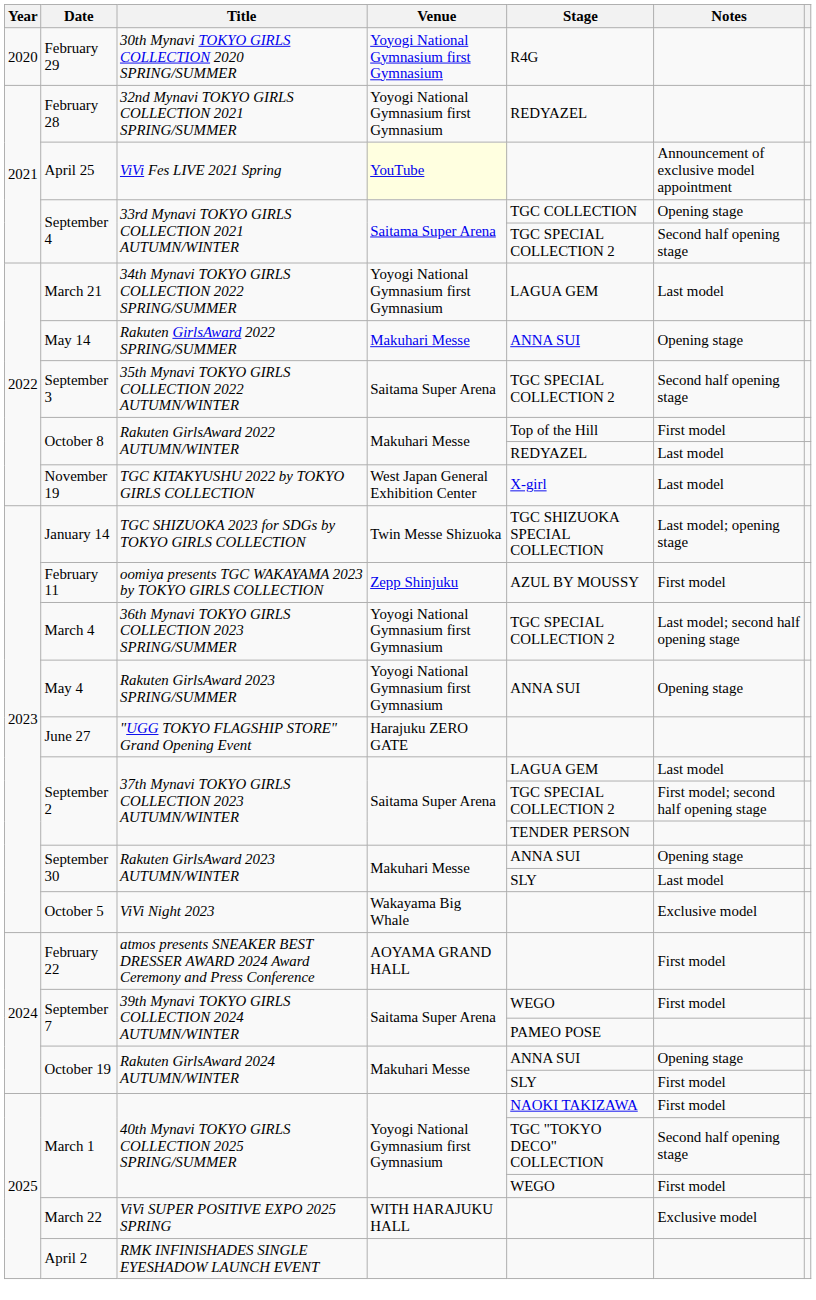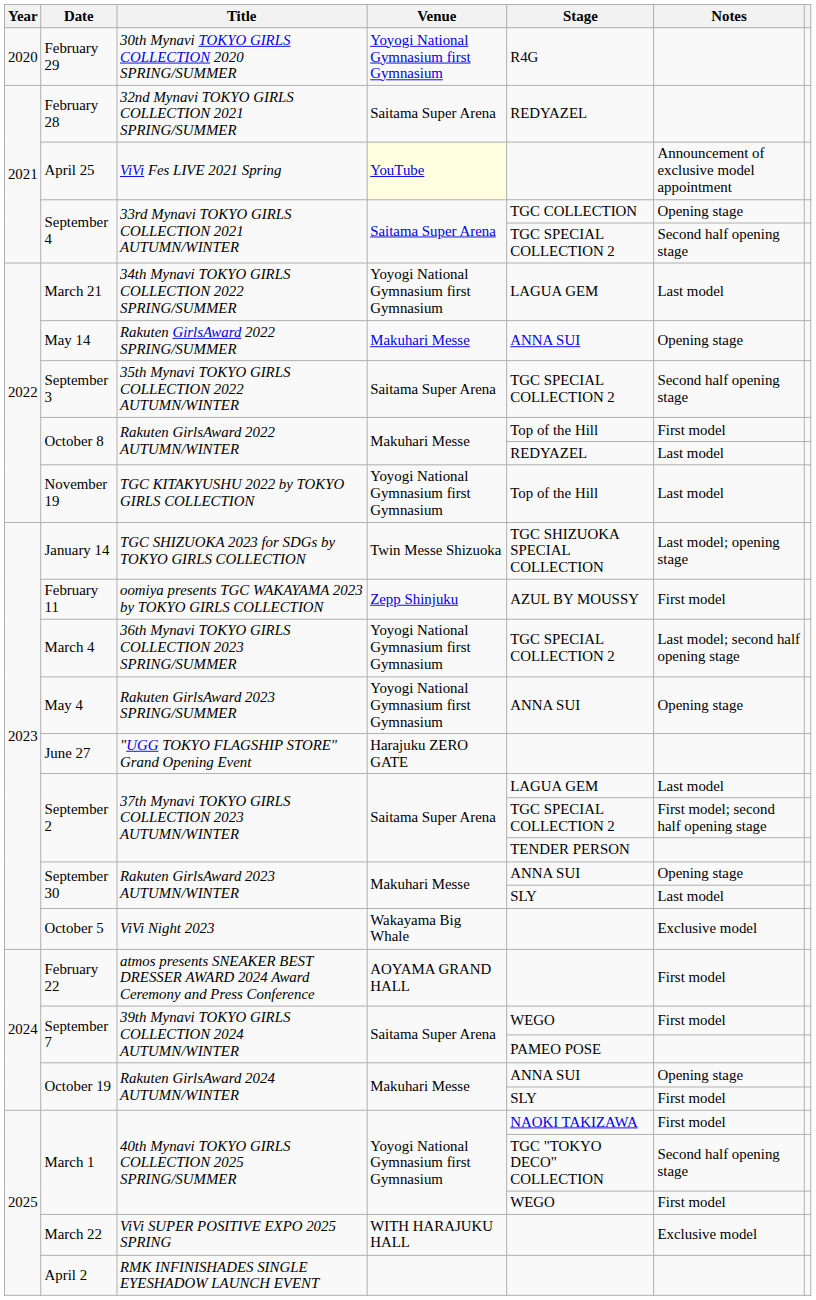(420, 113) Yoyogi National Gymnasium first Gymnasium -> (433, 113) Saitama Super Arena
(429, 485) West Japan General Exhibition Center -> (420, 493) Yoyogi National Gymnasium first Gymnasium
(528, 485) X-girl -> (554, 493) Top of the Hill
